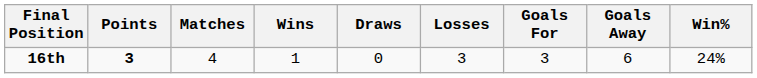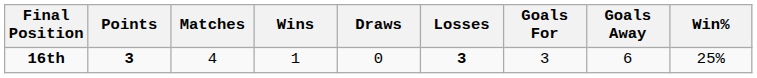(462, 60) normal -> (462, 60) bold
(711, 60) 24% -> (711, 60) 25%
